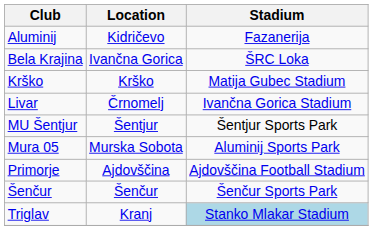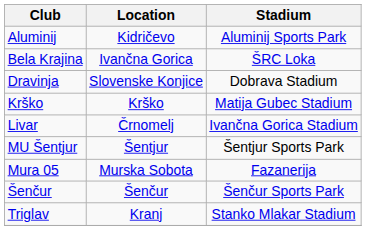(277, 37) Fazanerija -> (284, 37) Aluminij Sports Park
+ row: (33, 81)
(277, 147) Aluminij Sports Park -> (284, 170) Fazanerija
- row: (34, 170)
(277, 214) lightblue background -> (284, 214) no background
